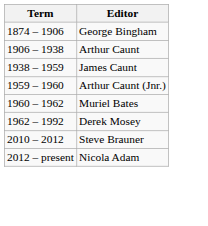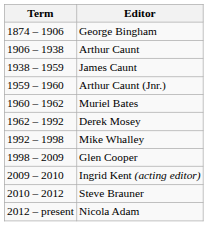+ row: (112, 139)
+ row: (108, 157)
+ row: (140, 175)
